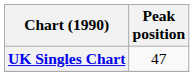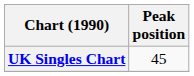(159, 58) 47 -> (159, 58) 45
